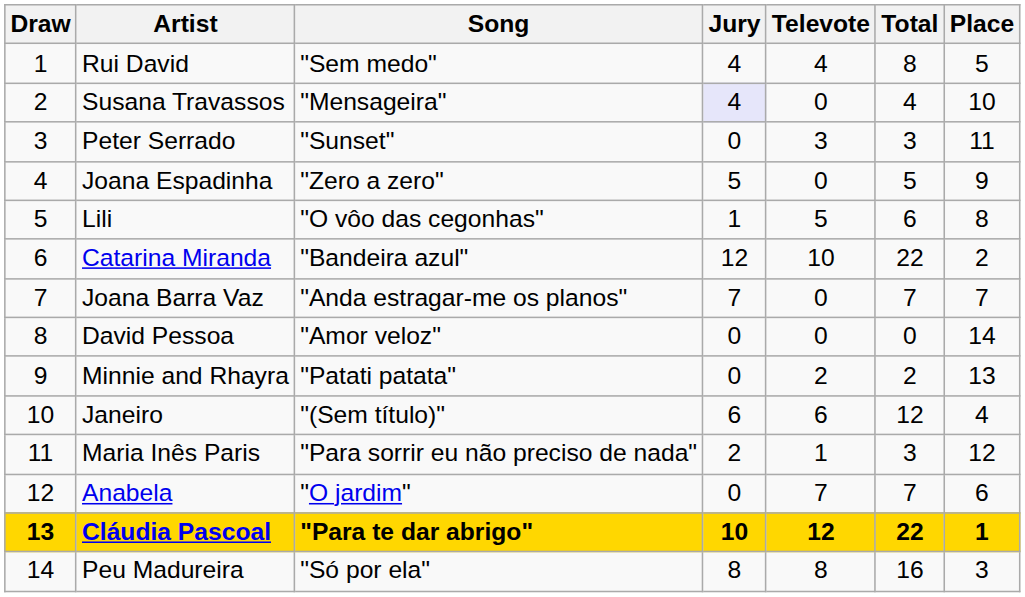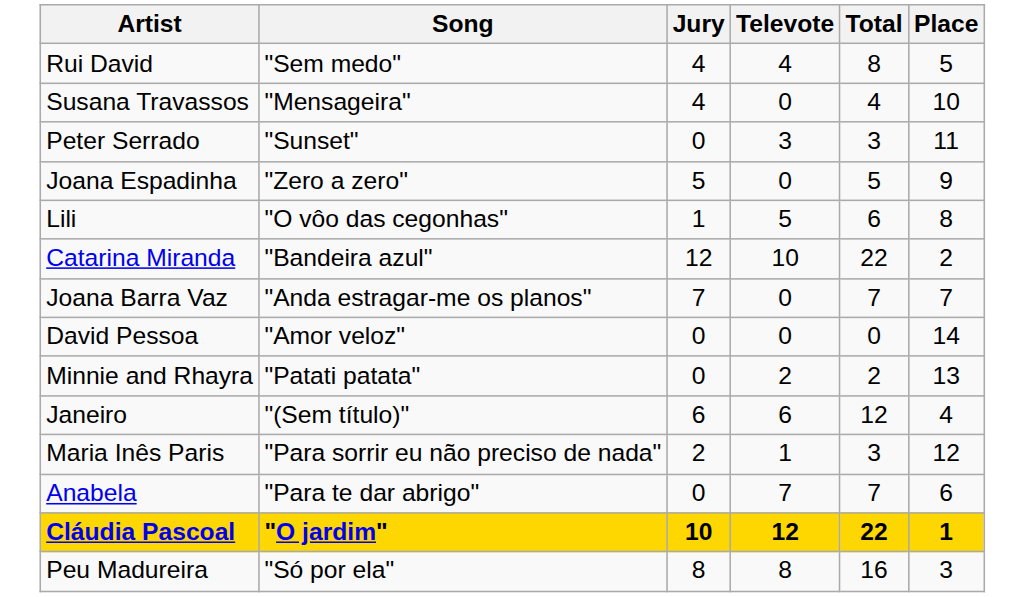- column: (41, 24)
(734, 102) lavender background -> (699, 102) no background
(356, 492) "O jardim" -> (372, 492) "Para te dar abrigo"
(417, 532) "Para te dar abrigo" -> (326, 532) "O jardim"
